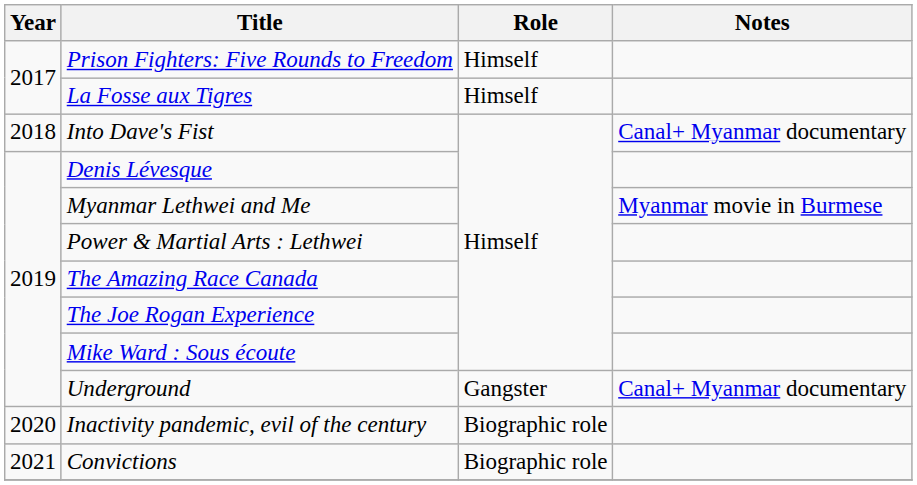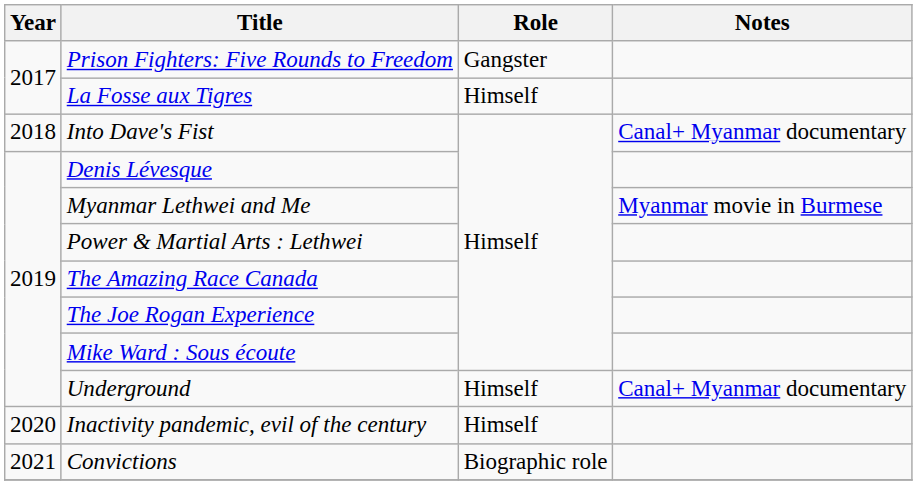(501, 59) Himself -> (505, 59) Gangster
(505, 388) Gangster -> (501, 388) Himself
(536, 424) Biographic role -> (501, 424) Himself
